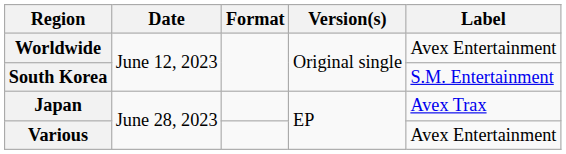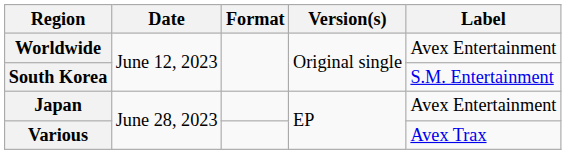(448, 105) Avex Trax -> (483, 105) Avex Entertainment
(483, 134) Avex Entertainment -> (448, 134) Avex Trax
